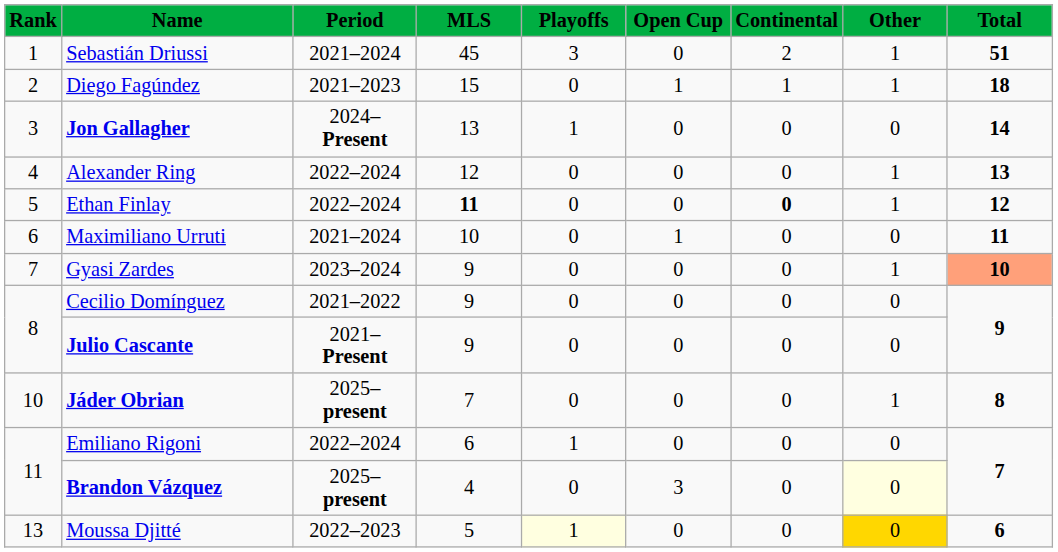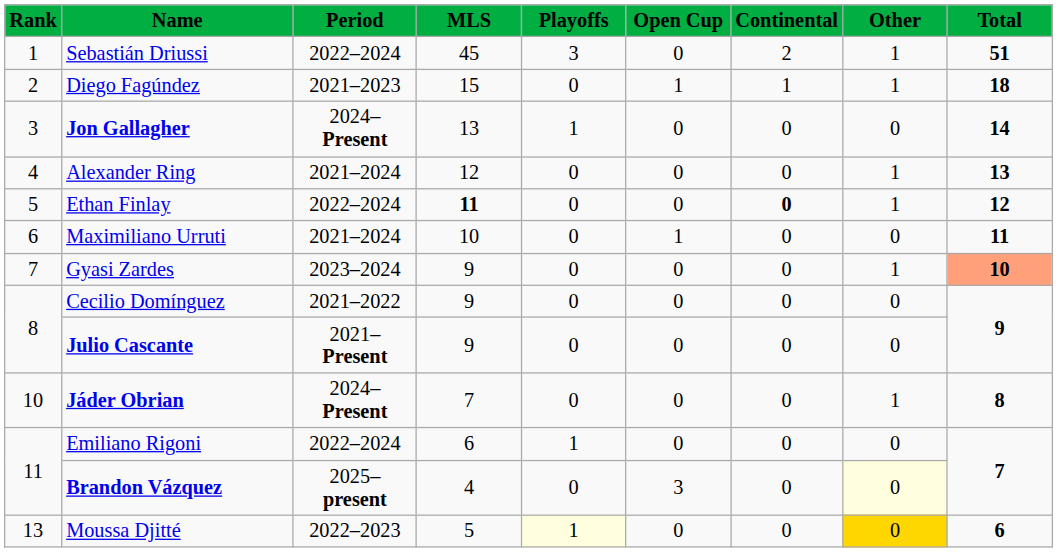(355, 52) 2021–2024 -> (355, 52) 2022–2024
(355, 172) 2022–2024 -> (355, 172) 2021–2024
(355, 400) 2025–present -> (355, 400) 2024–Present
